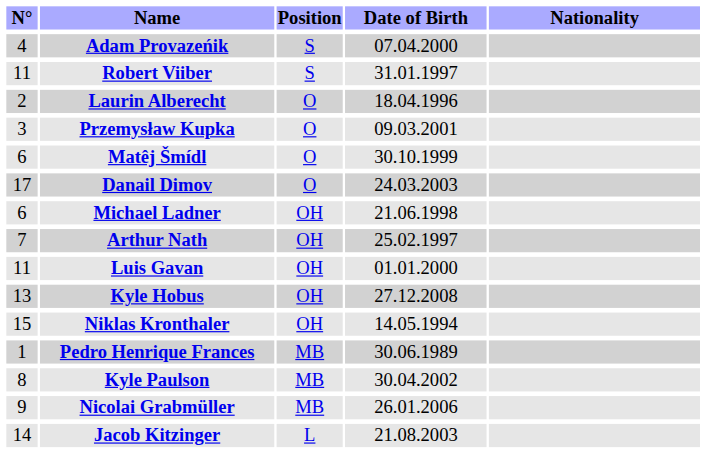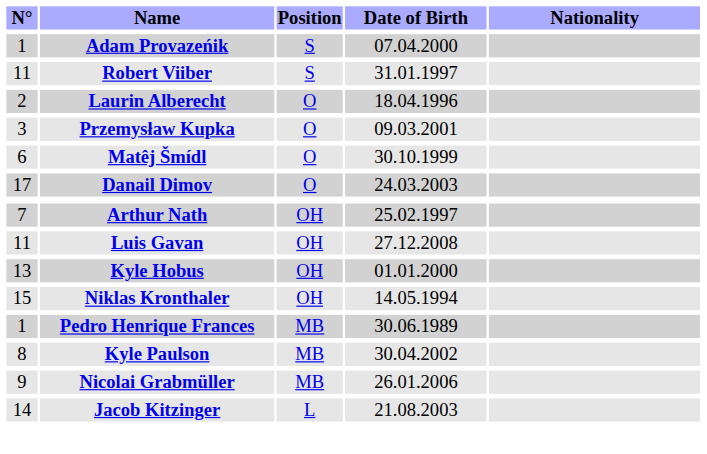(22, 45) 4 -> (22, 45) 1
- row: (157, 212)
(416, 268) 01.01.2000 -> (416, 242) 27.12.2008
(416, 296) 27.12.2008 -> (416, 270) 01.01.2000
